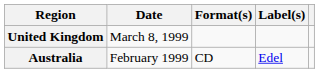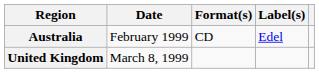rows swapped: (56, 57) <-> (56, 36)
